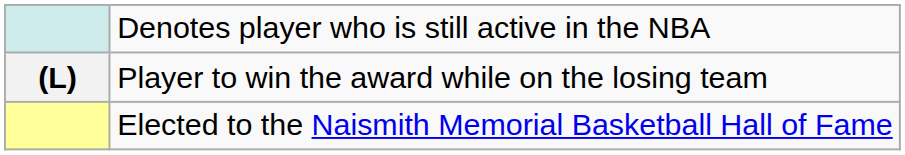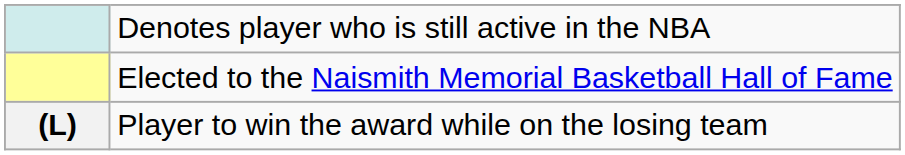rows swapped: (505, 125) <-> (442, 76)
